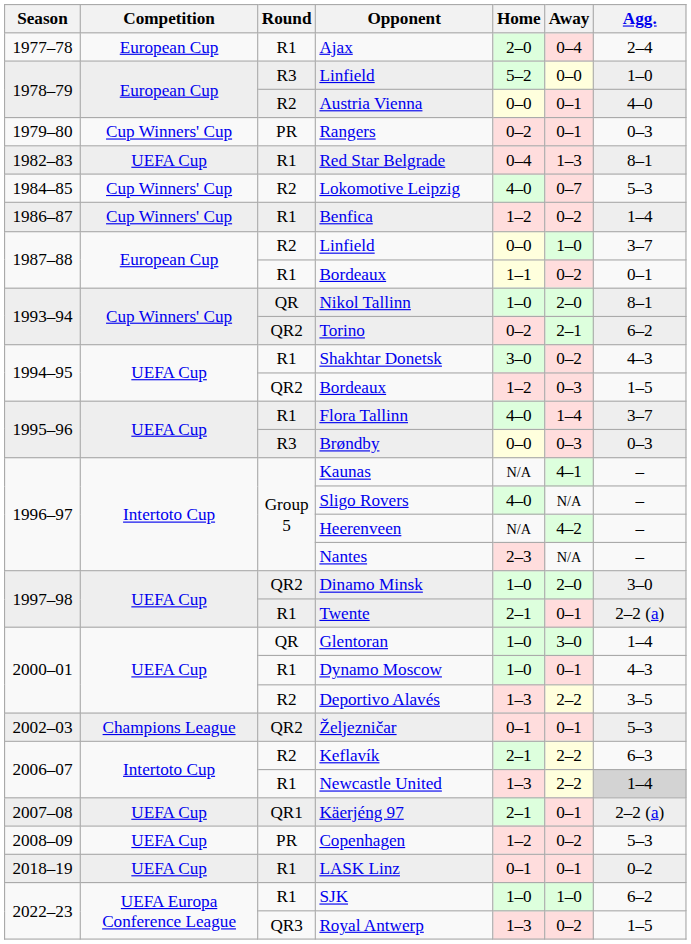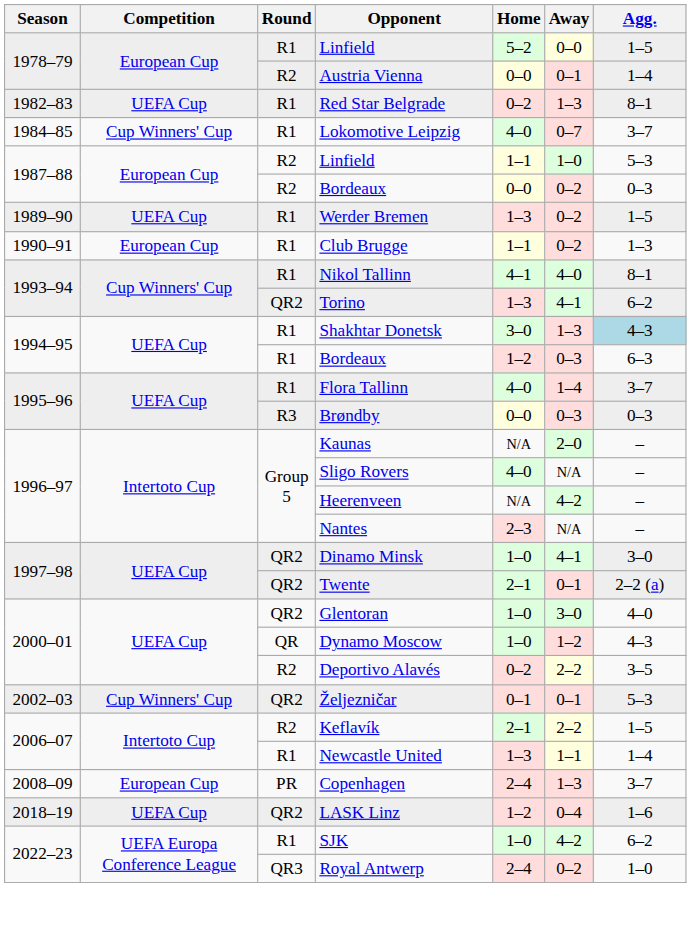- row: (42, 47)
(287, 75) R3 -> (287, 47) R1
(640, 75) 1–0 -> (640, 47) 1–5
(640, 103) 4–0 -> (640, 75) 1–4
- row: (42, 132)
(519, 160) 0–4 -> (519, 103) 0–2
(287, 188) R2 -> (287, 132) R1
(640, 188) 5–3 -> (640, 132) 3–7
- row: (42, 217)
(519, 245) 0–0 -> (519, 160) 1–1
(640, 245) 3–7 -> (640, 160) 5–3
(287, 273) R1 -> (287, 188) R2
(519, 273) 1–1 -> (519, 188) 0–0
(640, 273) 0–1 -> (640, 188) 0–3
+ row: (42, 217)
+ row: (42, 245)
(287, 302) QR -> (287, 273) R1
(519, 302) 1–0 -> (519, 273) 4–1
(569, 302) 2–0 -> (569, 273) 4–0
(519, 330) 0–2 -> (519, 302) 1–3
(569, 330) 2–1 -> (569, 302) 4–1
(569, 358) 0–2 -> (569, 330) 1–3
(640, 358) no background -> (640, 330) lightblue background
(287, 387) QR2 -> (287, 358) R1
(640, 387) 1–5 -> (640, 358) 6–3
(569, 471) 4–1 -> (569, 443) 2–0
(569, 585) 2–0 -> (569, 556) 4–1
(287, 613) R1 -> (287, 585) QR2
(287, 641) QR -> (287, 613) QR2
(640, 641) 1–4 -> (640, 613) 4–0
(287, 670) R1 -> (287, 641) QR
(569, 670) 0–1 -> (569, 641) 1–2
(519, 698) 1–3 -> (519, 670) 0–2
(169, 726) Champions League -> (169, 698) Cup Winners' Cup
(640, 755) 6–3 -> (640, 726) 1–5
(569, 783) 2–2 -> (569, 755) 1–1
(640, 783) lightgrey background -> (640, 755) no background
- row: (42, 811)
(169, 840) UEFA Cup -> (169, 783) European Cup
(519, 840) 1–2 -> (519, 783) 2–4
(569, 840) 0–2 -> (569, 783) 1–3
(640, 840) 5–3 -> (640, 783) 3–7
(287, 868) R1 -> (287, 811) QR2
(519, 868) 0–1 -> (519, 811) 1–2
(569, 868) 0–1 -> (569, 811) 0–4
(640, 868) 0–2 -> (640, 811) 1–6
(569, 896) 1–0 -> (569, 840) 4–2
(519, 925) 1–3 -> (519, 868) 2–4
(640, 925) 1–5 -> (640, 868) 1–0
